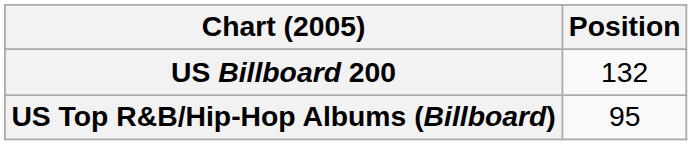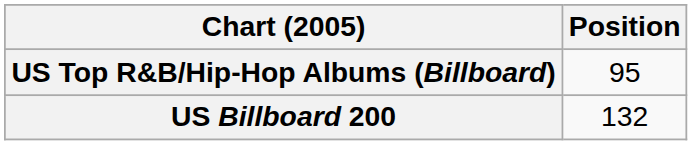rows swapped: (284, 71) <-> (284, 116)
